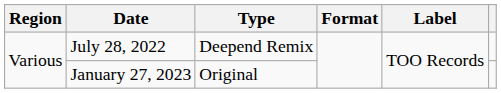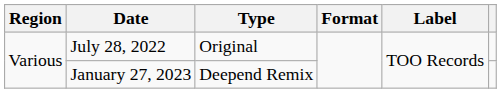(256, 46) Deepend Remix -> (229, 46) Original
(229, 74) Original -> (256, 74) Deepend Remix
